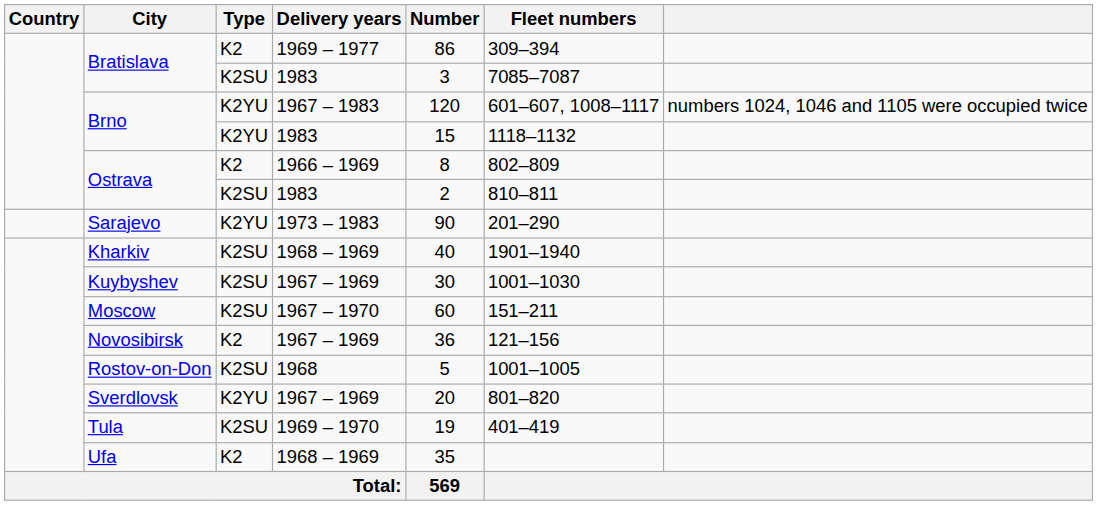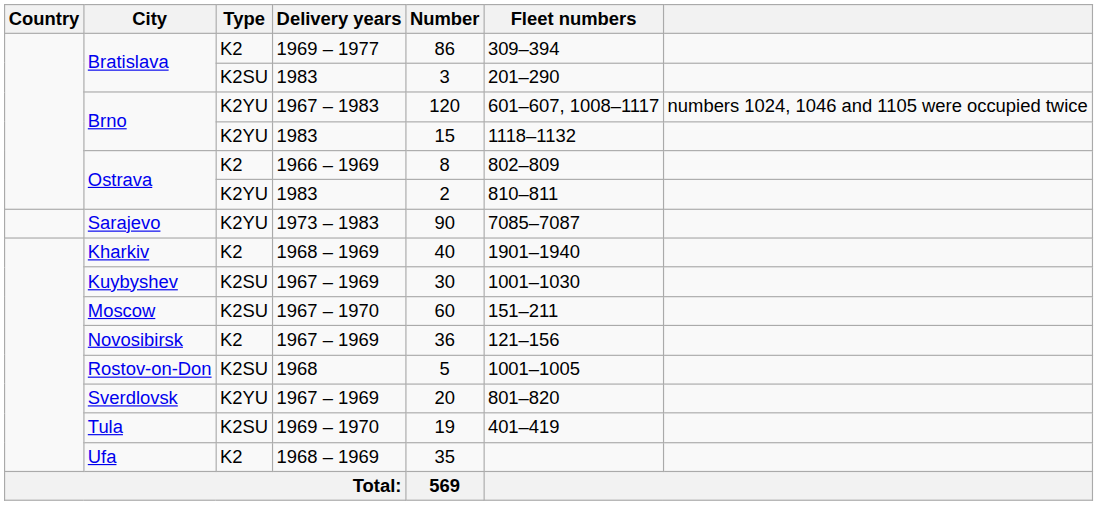(534, 77) 7085–7087 -> (524, 77) 201–290
(244, 194) K2SU -> (244, 194) K2YU
(524, 223) 201–290 -> (534, 223) 7085–7087
(244, 252) K2SU -> (231, 252) K2
